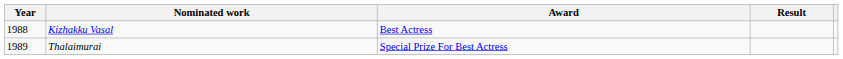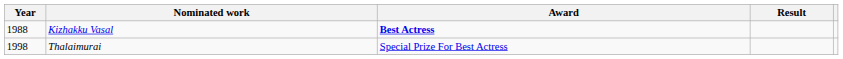(406, 29) normal -> (407, 29) bold
(17, 46) 1989 -> (17, 46) 1998
